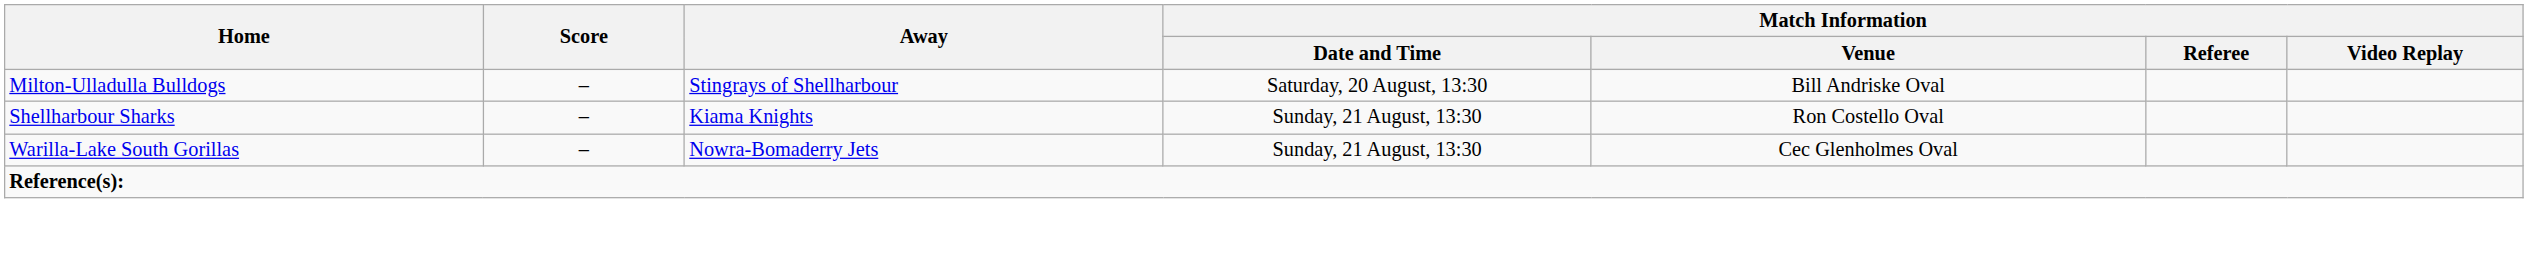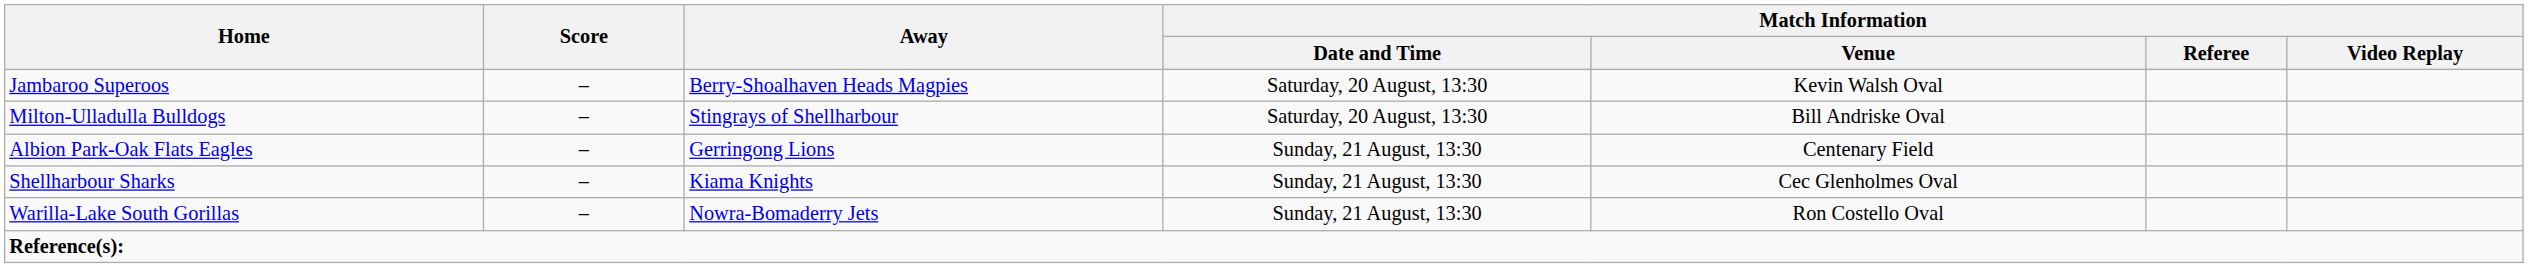+ row: (89, 85)
+ row: (131, 149)
(1868, 117) Ron Costello Oval -> (1868, 181) Cec Glenholmes Oval
(1868, 149) Cec Glenholmes Oval -> (1868, 213) Ron Costello Oval
